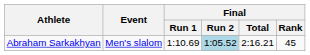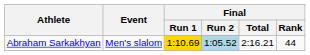(183, 43) no background -> (183, 43) gold background
(290, 43) 45 -> (290, 43) 44
